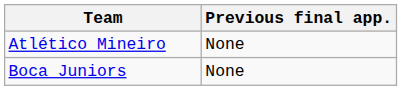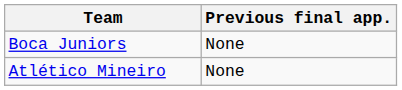rows swapped: (68, 71) <-> (87, 45)
